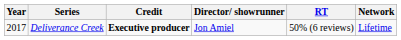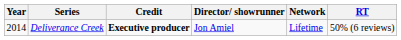columns swapped: (376, 12) <-> (321, 12)
(16, 27) 2017 -> (16, 27) 2014
